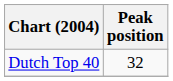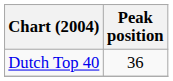(135, 62) 32 -> (135, 62) 36
